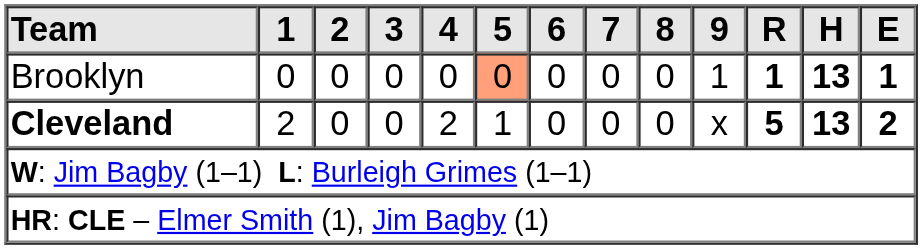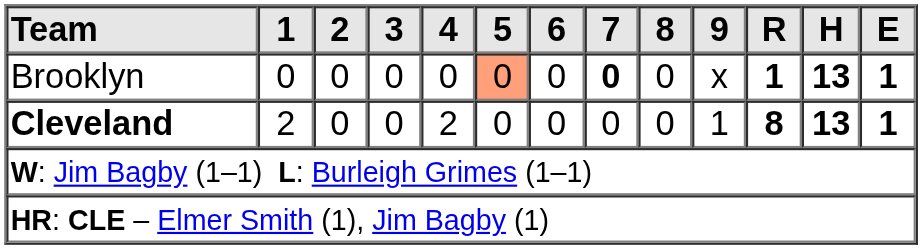(611, 76) normal -> (611, 76) bold
(719, 76) 1 -> (719, 76) x
(502, 123) 1 -> (502, 123) 0
(719, 123) x -> (719, 123) 1
(774, 123) 5 -> (774, 123) 8
(888, 123) 2 -> (888, 123) 1
